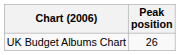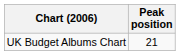(152, 42) 26 -> (152, 42) 21
